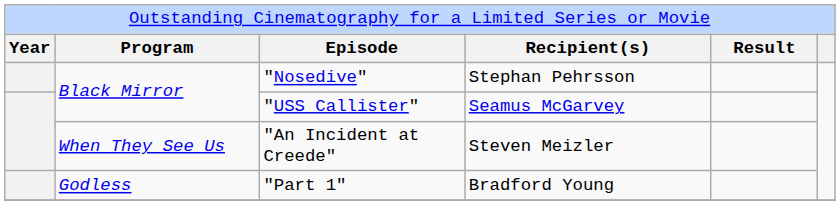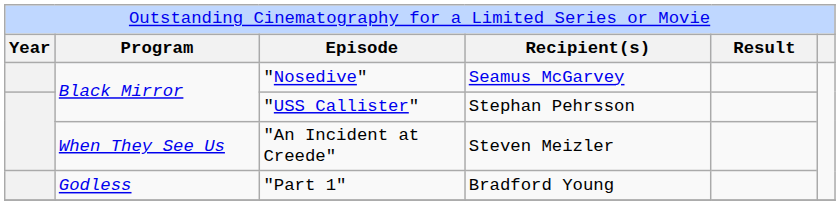(552, 77) Stephan Pehrsson -> (547, 77) Seamus McGarvey
(547, 106) Seamus McGarvey -> (552, 106) Stephan Pehrsson
